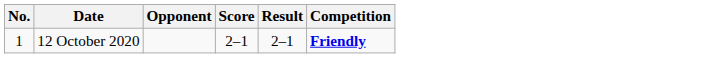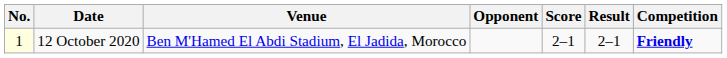+ column: (306, 16)
(19, 40) no background -> (19, 40) lightyellow background
